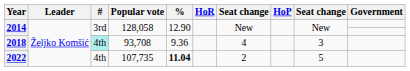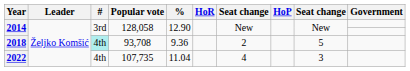(244, 43) 4 -> (244, 43) 2
(321, 43) 3 -> (321, 43) 5
(180, 58) bold -> (180, 58) normal
(244, 58) 2 -> (244, 58) 4
(321, 58) 5 -> (321, 58) 3
